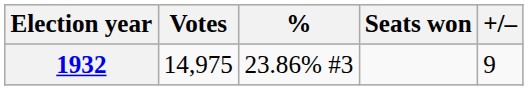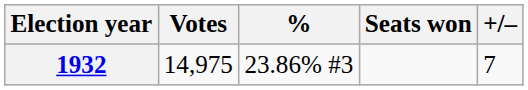(489, 64) 9 -> (489, 64) 7
